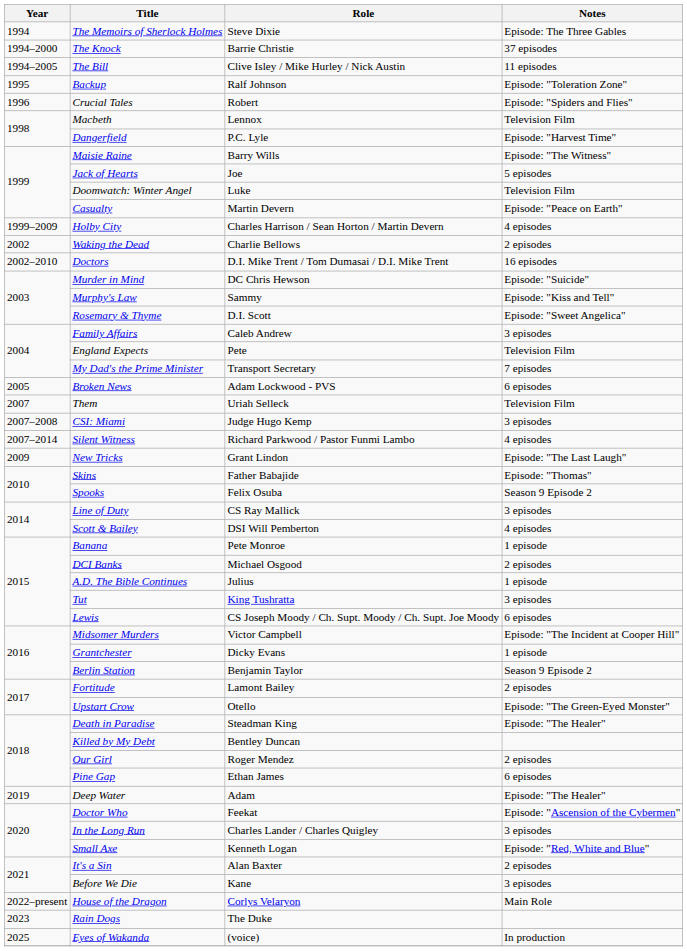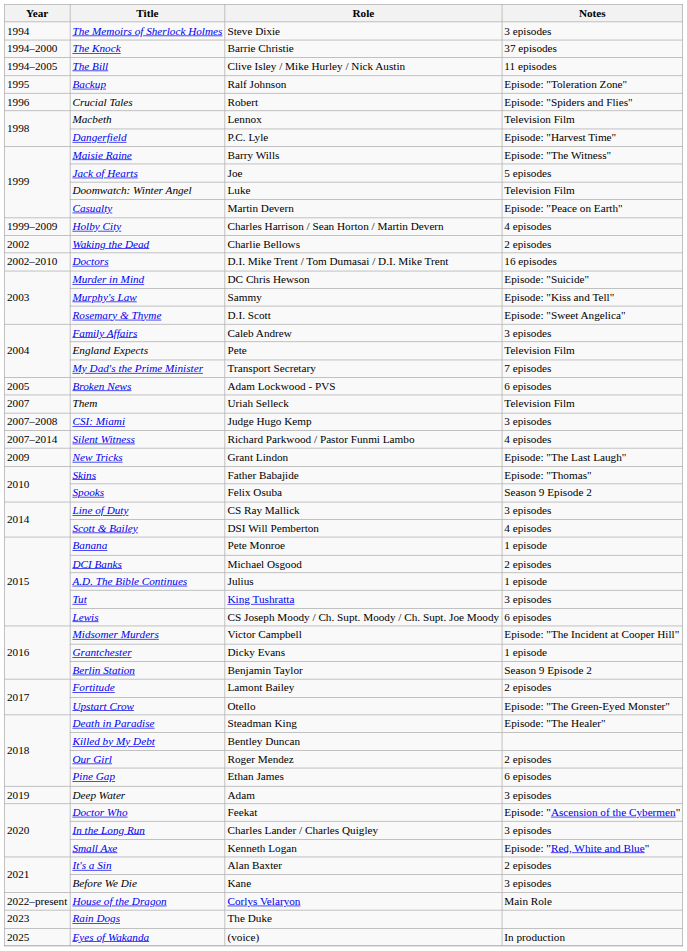(565, 31) Episode: The Three Gables -> (528, 31) 3 episodes
(555, 794) Episode: "The Healer" -> (528, 794) 3 episodes
